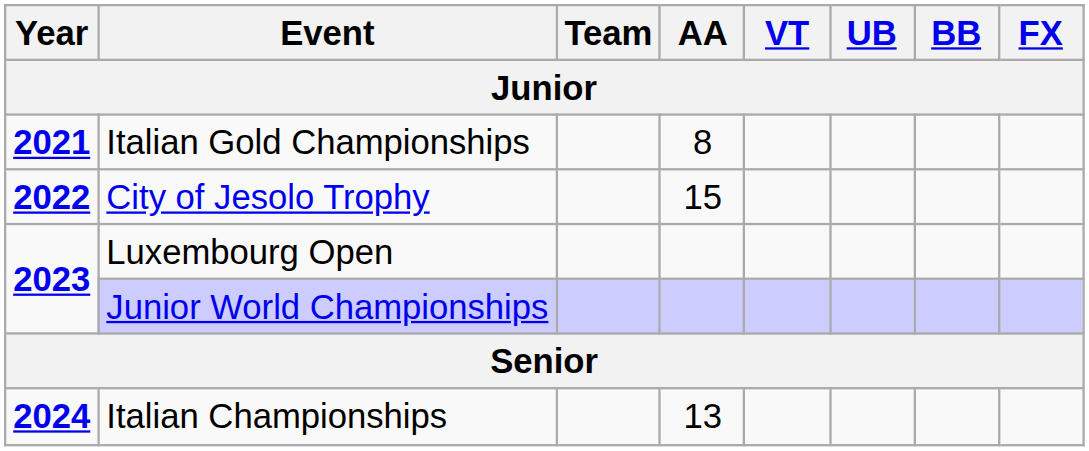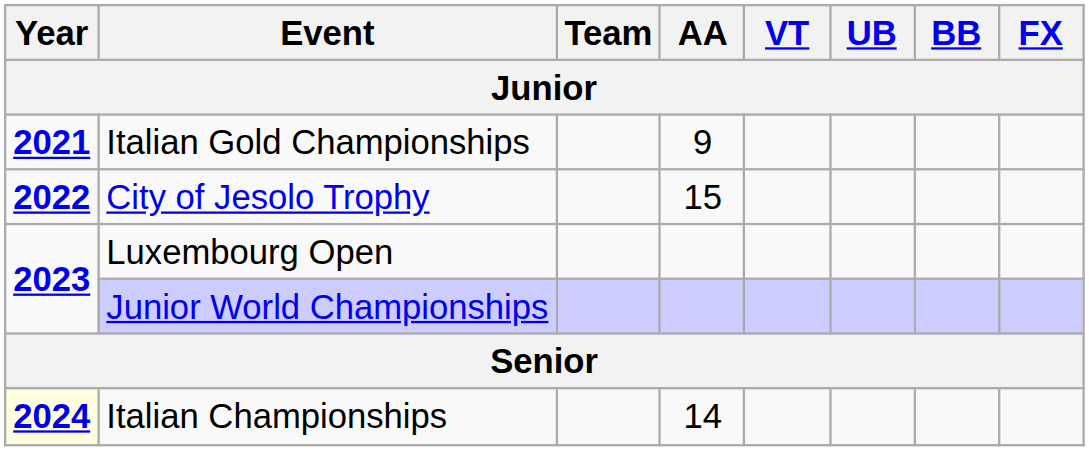(703, 142) 8 -> (703, 142) 9
(52, 417) no background -> (52, 417) lightyellow background
(703, 417) 13 -> (703, 417) 14
